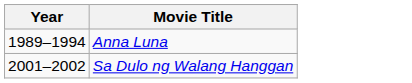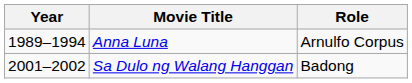+ column: (352, 17)
